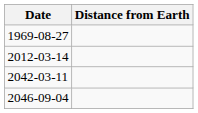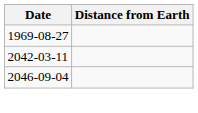- row: (38, 56)
